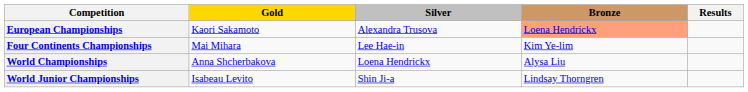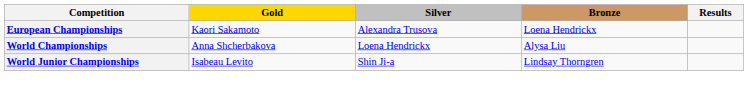(560, 29) lightsalmon background -> (560, 29) no background
- row: (79, 45)
